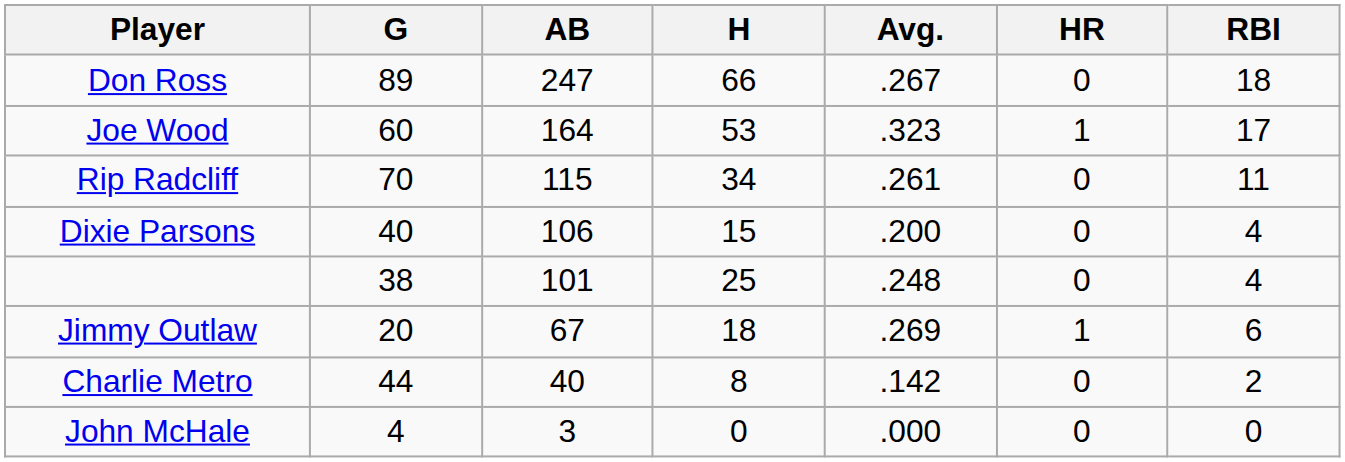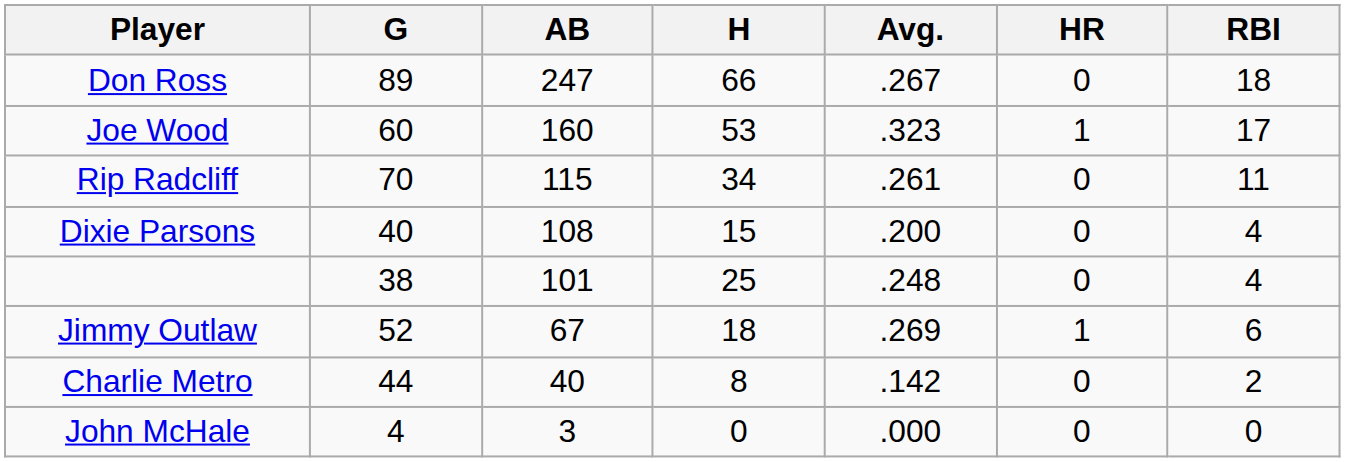(567, 130) 164 -> (567, 130) 160
(567, 230) 106 -> (567, 230) 108
(396, 331) 20 -> (396, 331) 52
